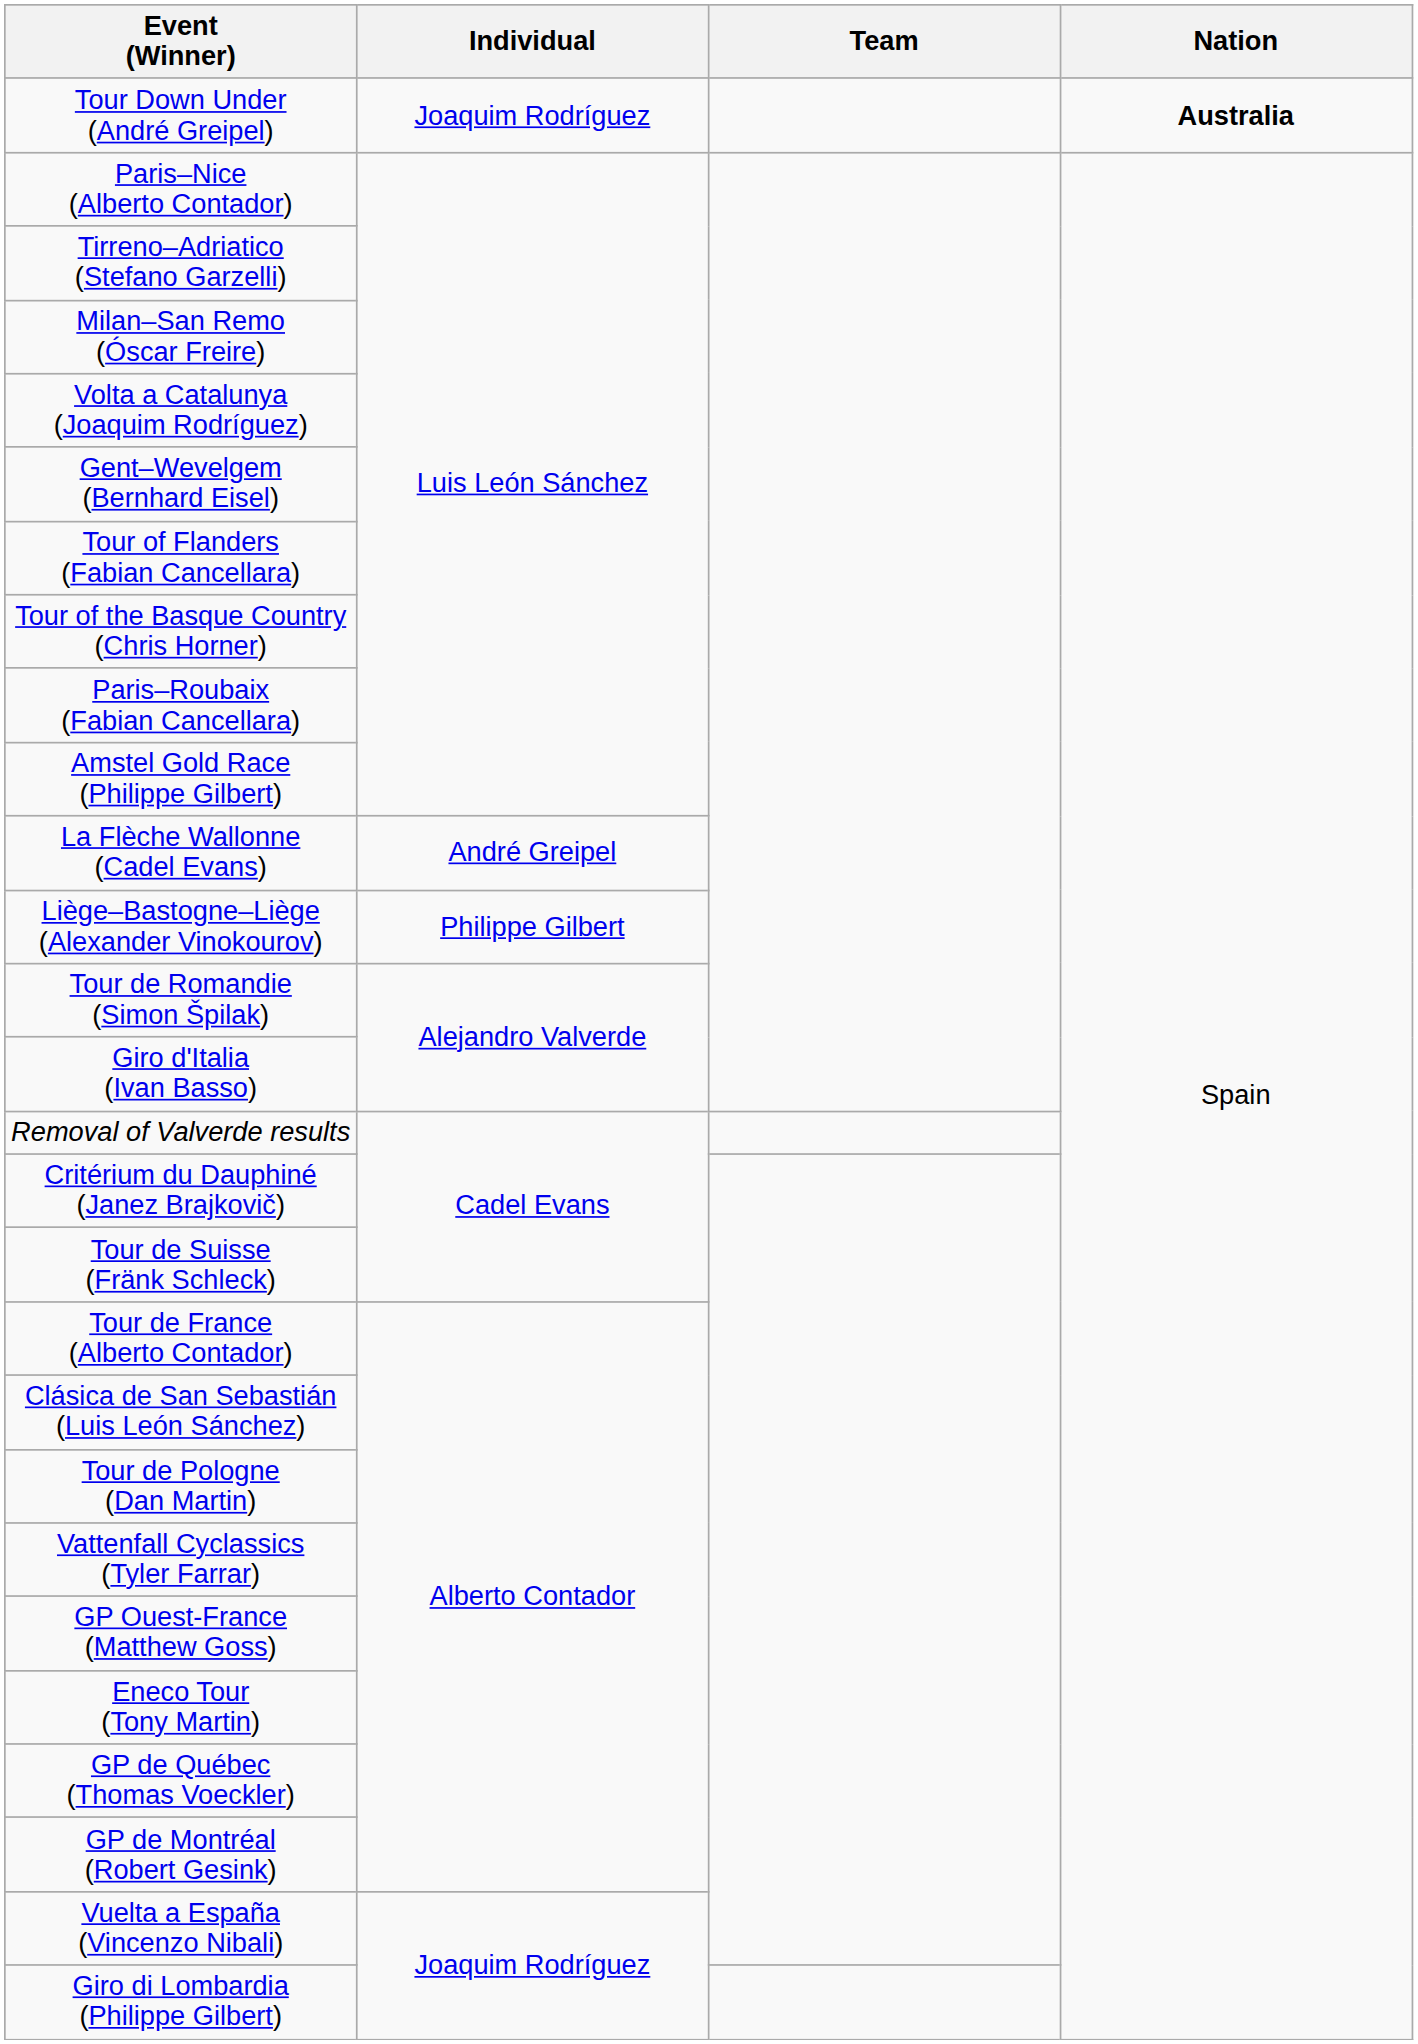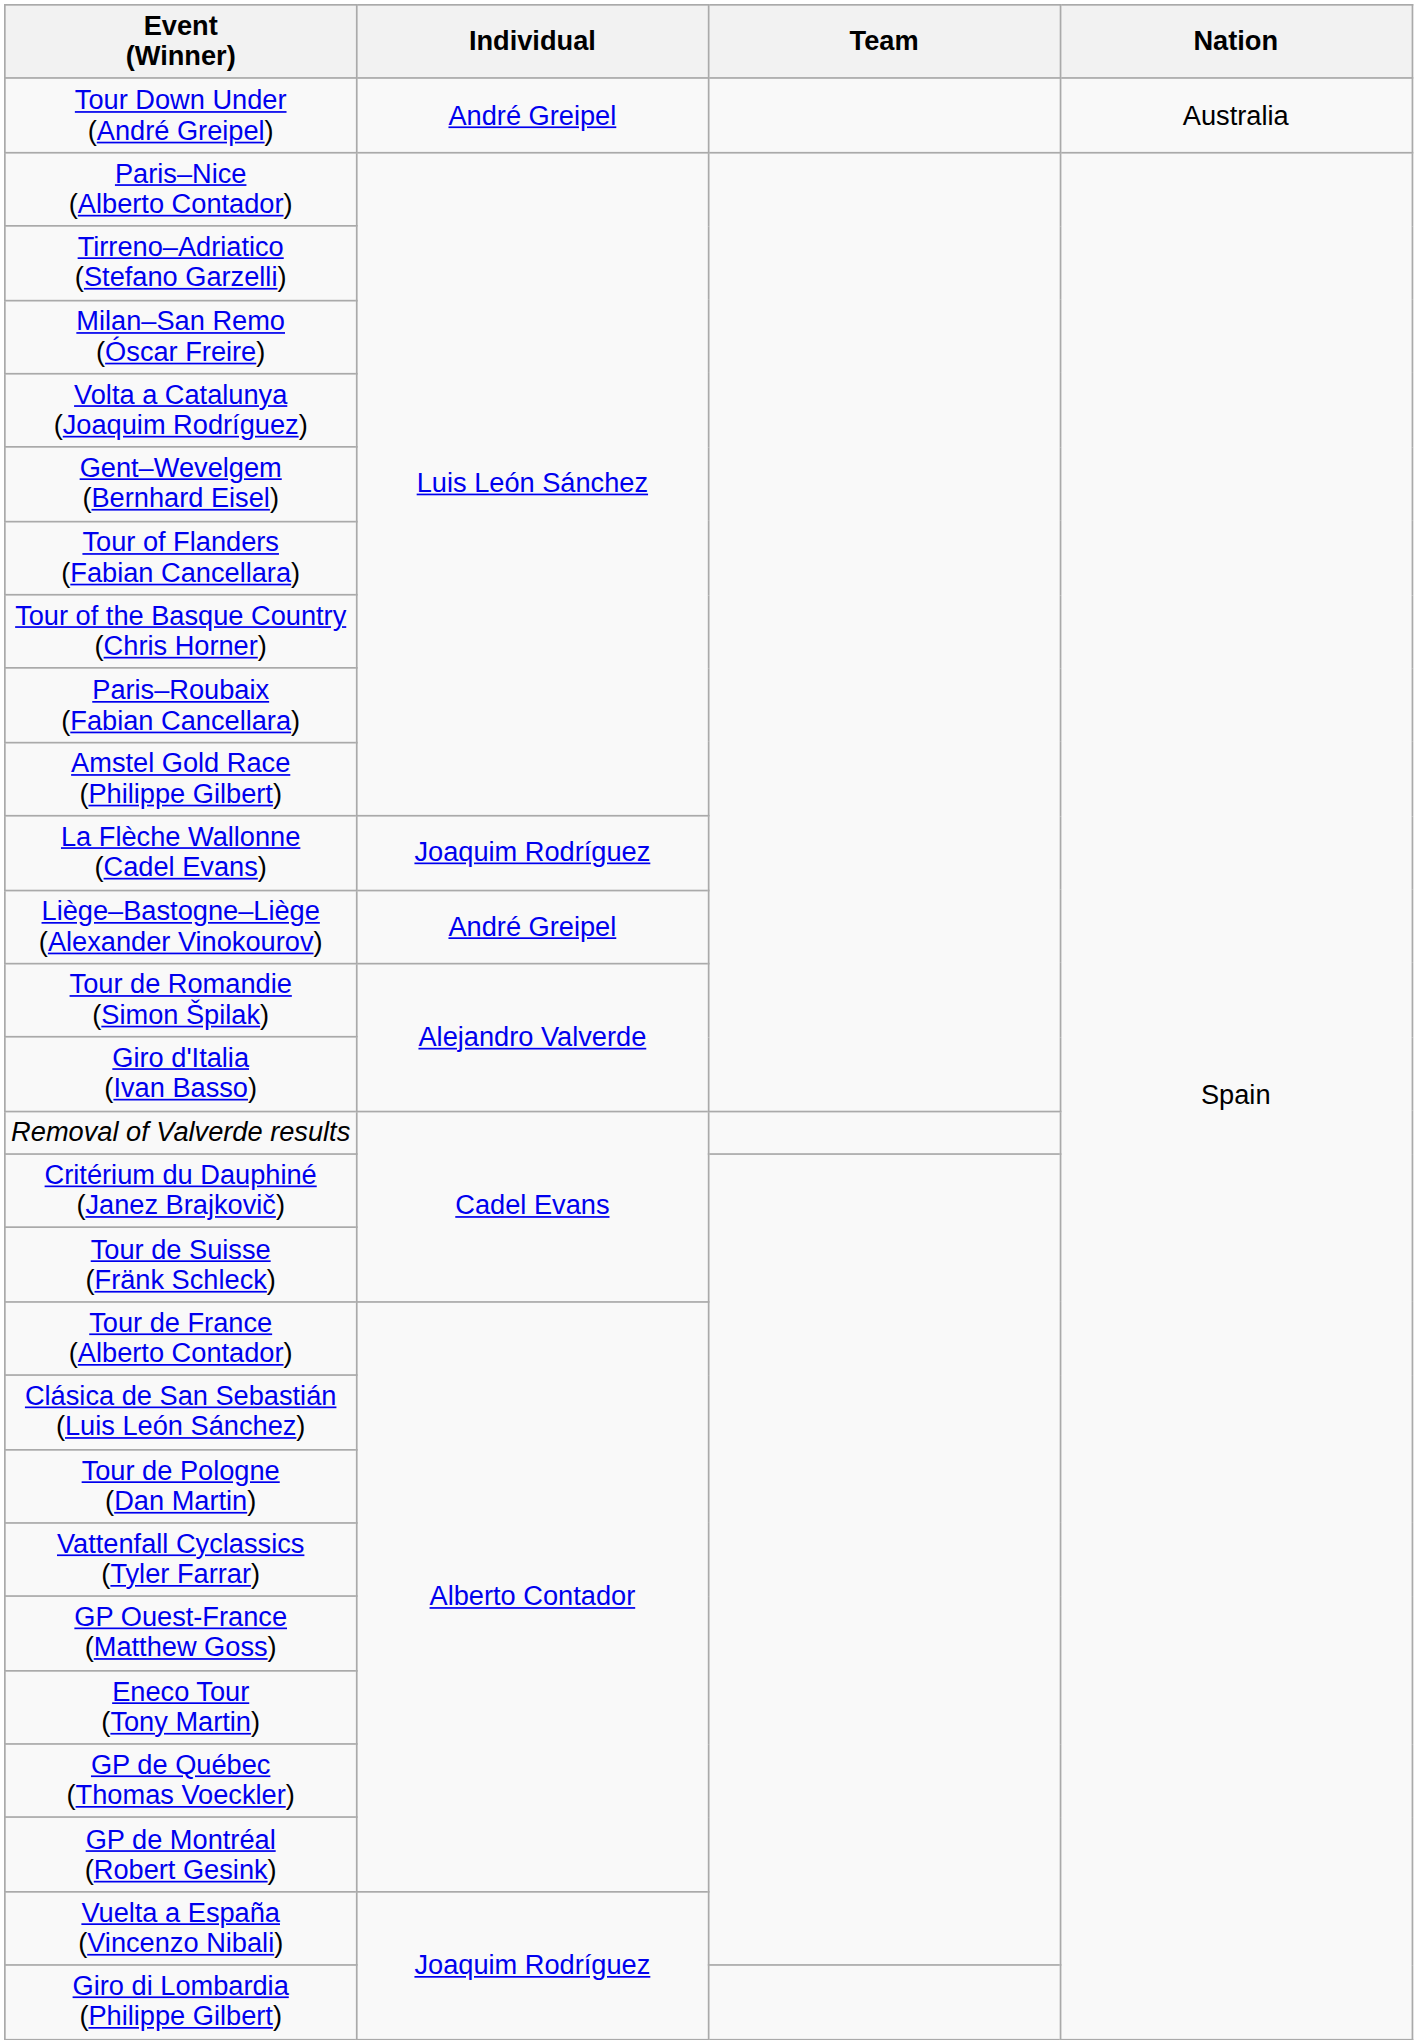(532, 115) Joaquim Rodríguez -> (532, 115) André Greipel
(1236, 115) bold -> (1236, 115) normal
(532, 852) André Greipel -> (532, 852) Joaquim Rodríguez
(532, 926) Philippe Gilbert -> (532, 926) André Greipel
